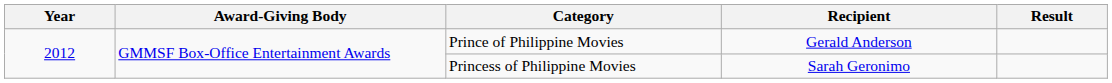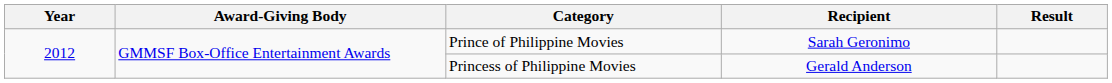(859, 41) Gerald Anderson -> (859, 41) Sarah Geronimo
(859, 66) Sarah Geronimo -> (859, 66) Gerald Anderson
